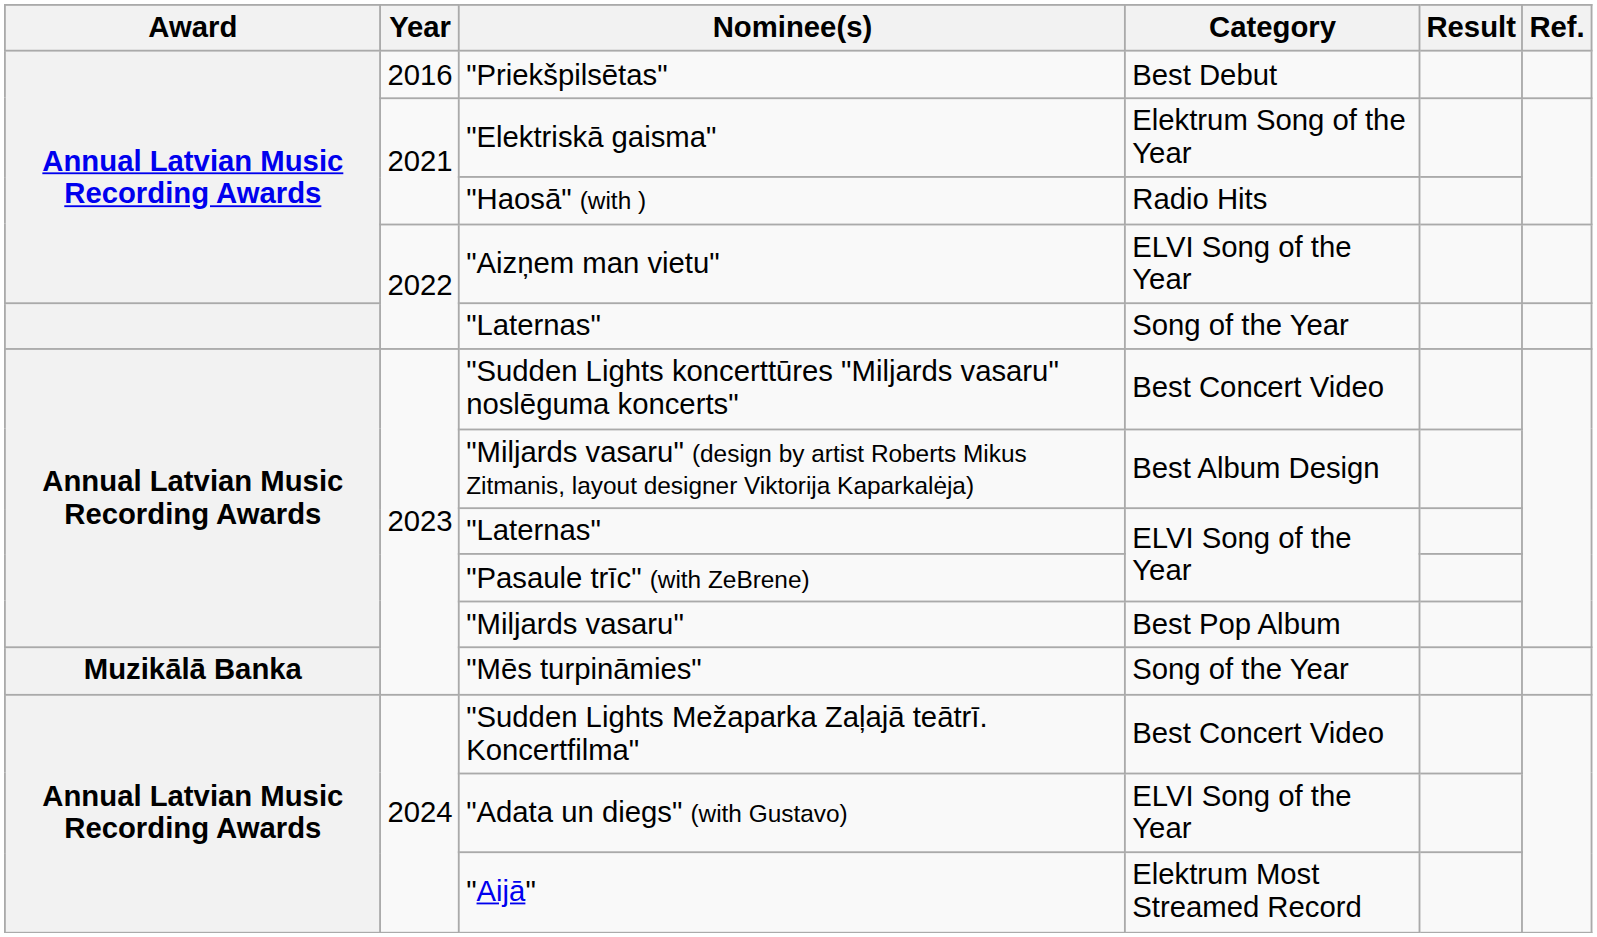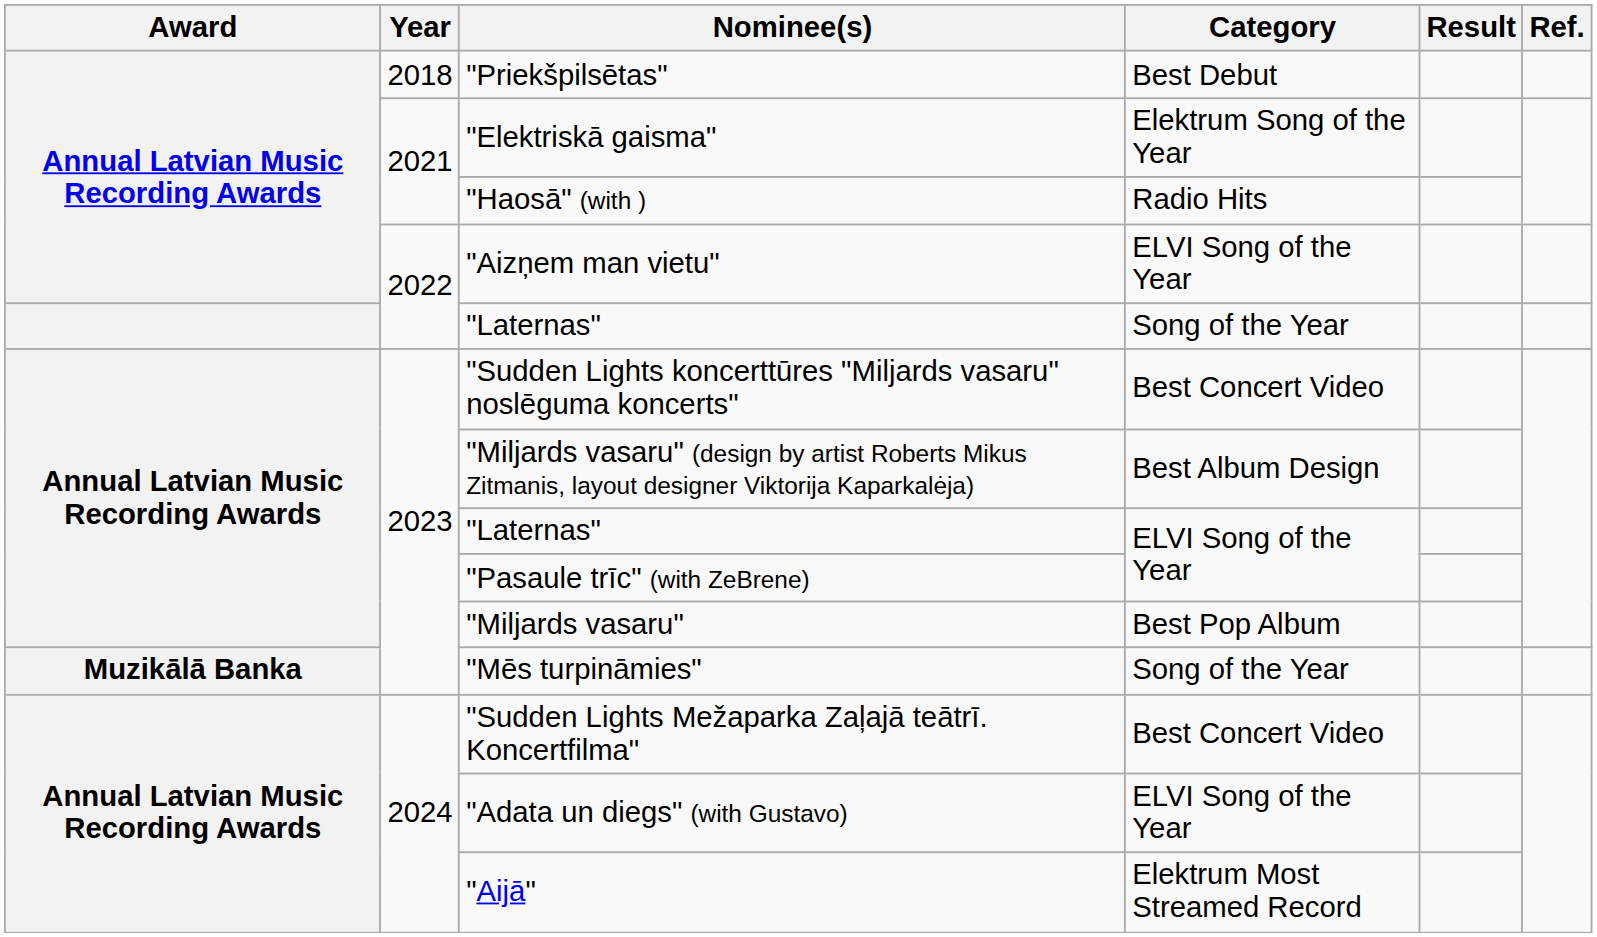(420, 74) 2016 -> (420, 74) 2018
